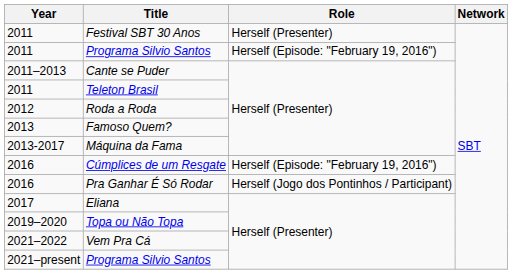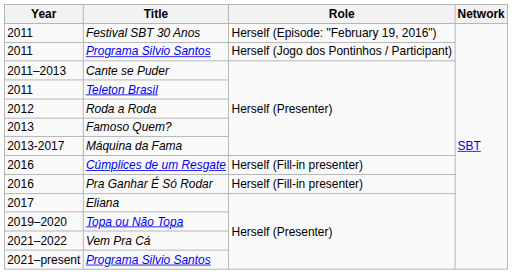(282, 33) Herself (Presenter) -> (334, 33) Herself (Episode: "February 19, 2016")
(334, 52) Herself (Episode: "February 19, 2016") -> (342, 52) Herself (Jogo dos Pontinhos / Participant)
(334, 165) Herself (Episode: "February 19, 2016") -> (297, 165) Herself (Fill-in presenter)
(342, 184) Herself (Jogo dos Pontinhos / Participant) -> (297, 184) Herself (Fill-in presenter)
